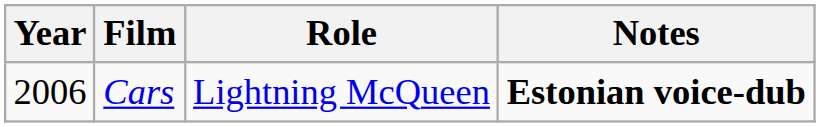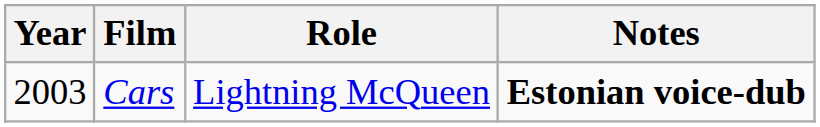(50, 91) 2006 -> (50, 91) 2003
